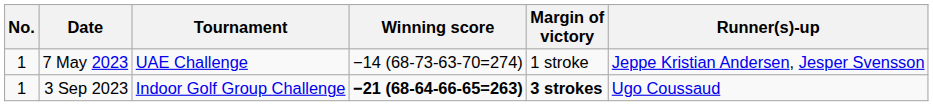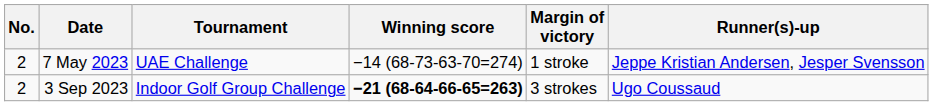(22, 62) 1 -> (22, 62) 2
(22, 88) 1 -> (22, 88) 2
(566, 88) bold -> (564, 88) normal
